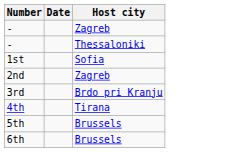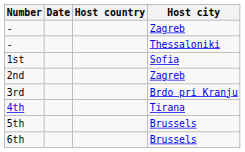+ column: (110, 12)
